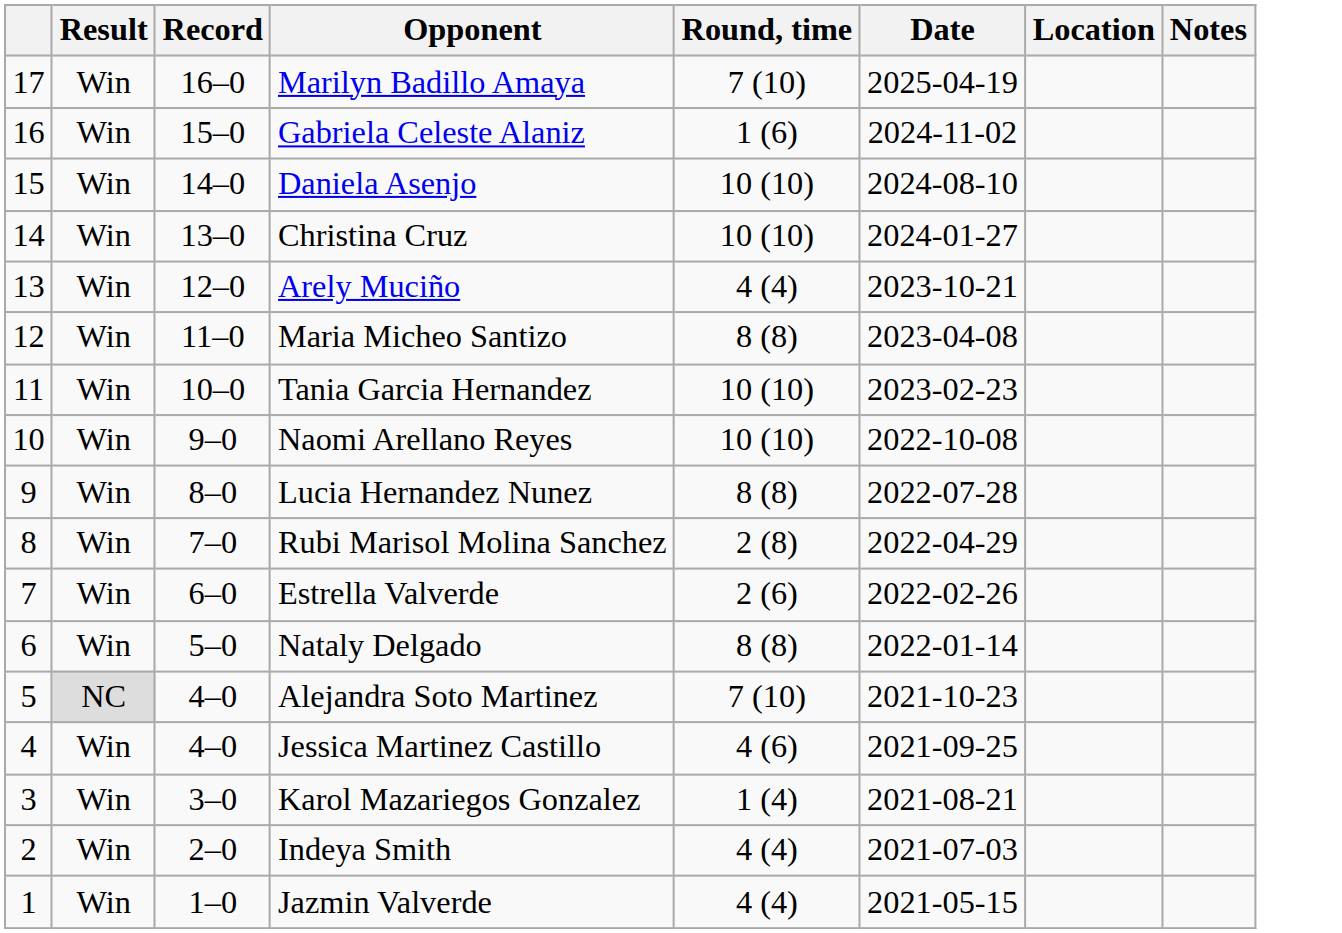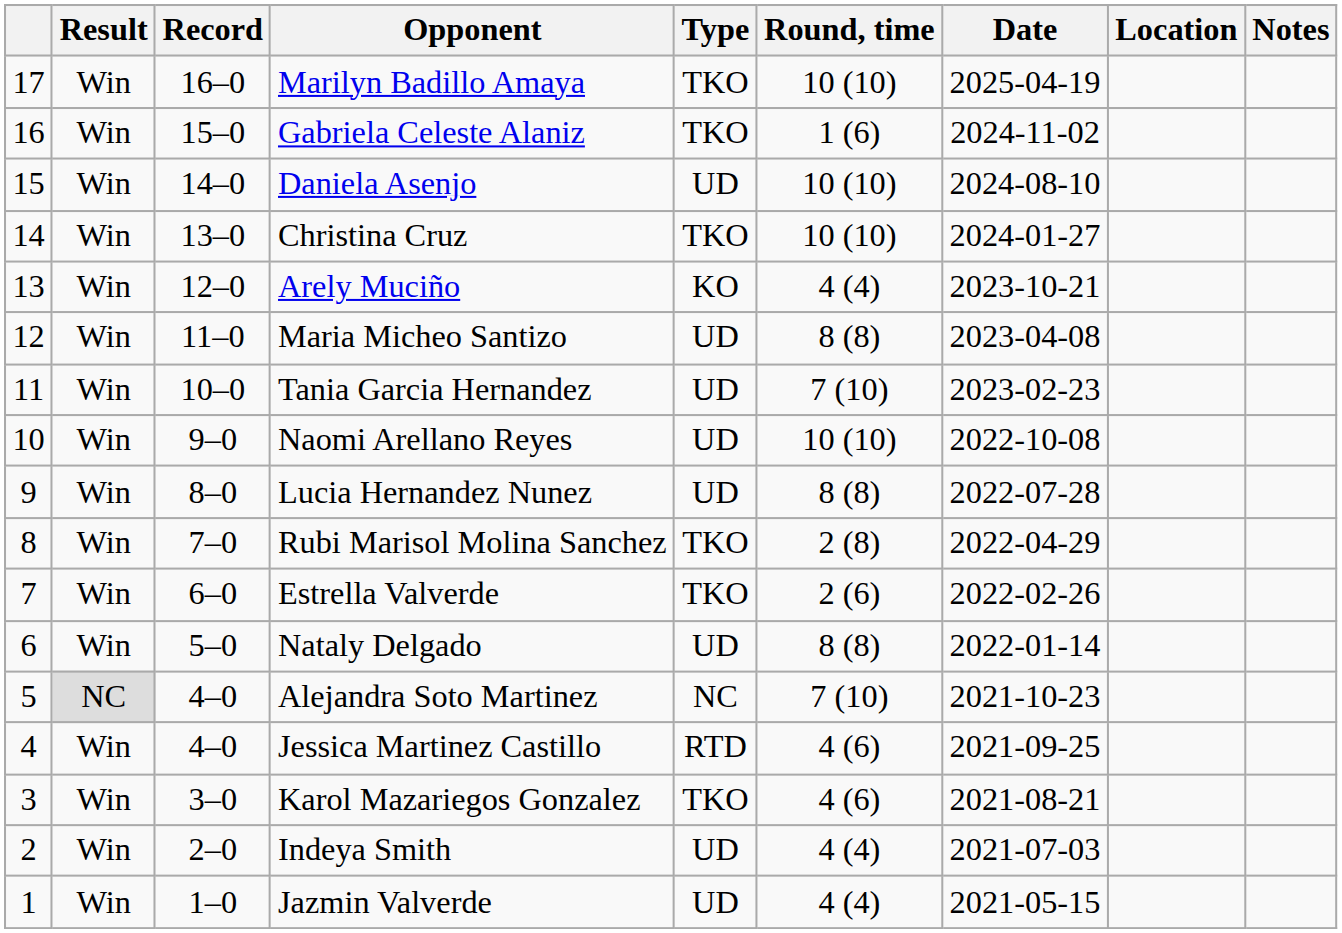+ column: (715, 30)
(767, 81) 7 (10) -> (849, 81) 10 (10)
(767, 388) 10 (10) -> (849, 388) 7 (10)
(767, 798) 1 (4) -> (849, 798) 4 (6)
